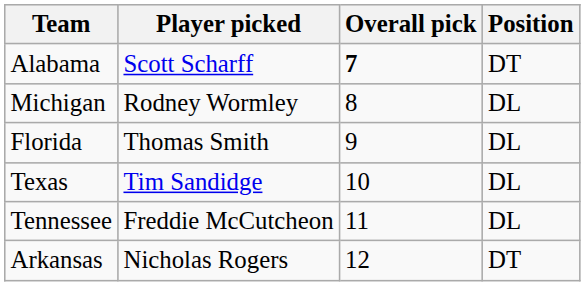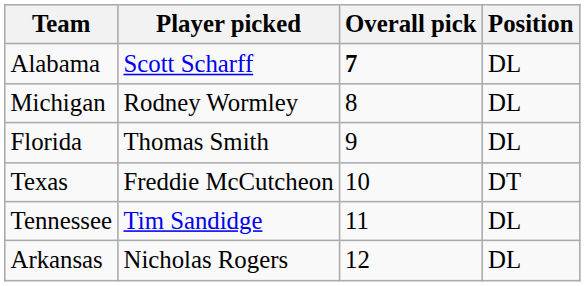(505, 63) DT -> (505, 63) DL
(193, 181) Tim Sandidge -> (229, 181) Freddie McCutcheon
(505, 181) DL -> (505, 181) DT
(229, 220) Freddie McCutcheon -> (193, 220) Tim Sandidge
(505, 260) DT -> (505, 260) DL
